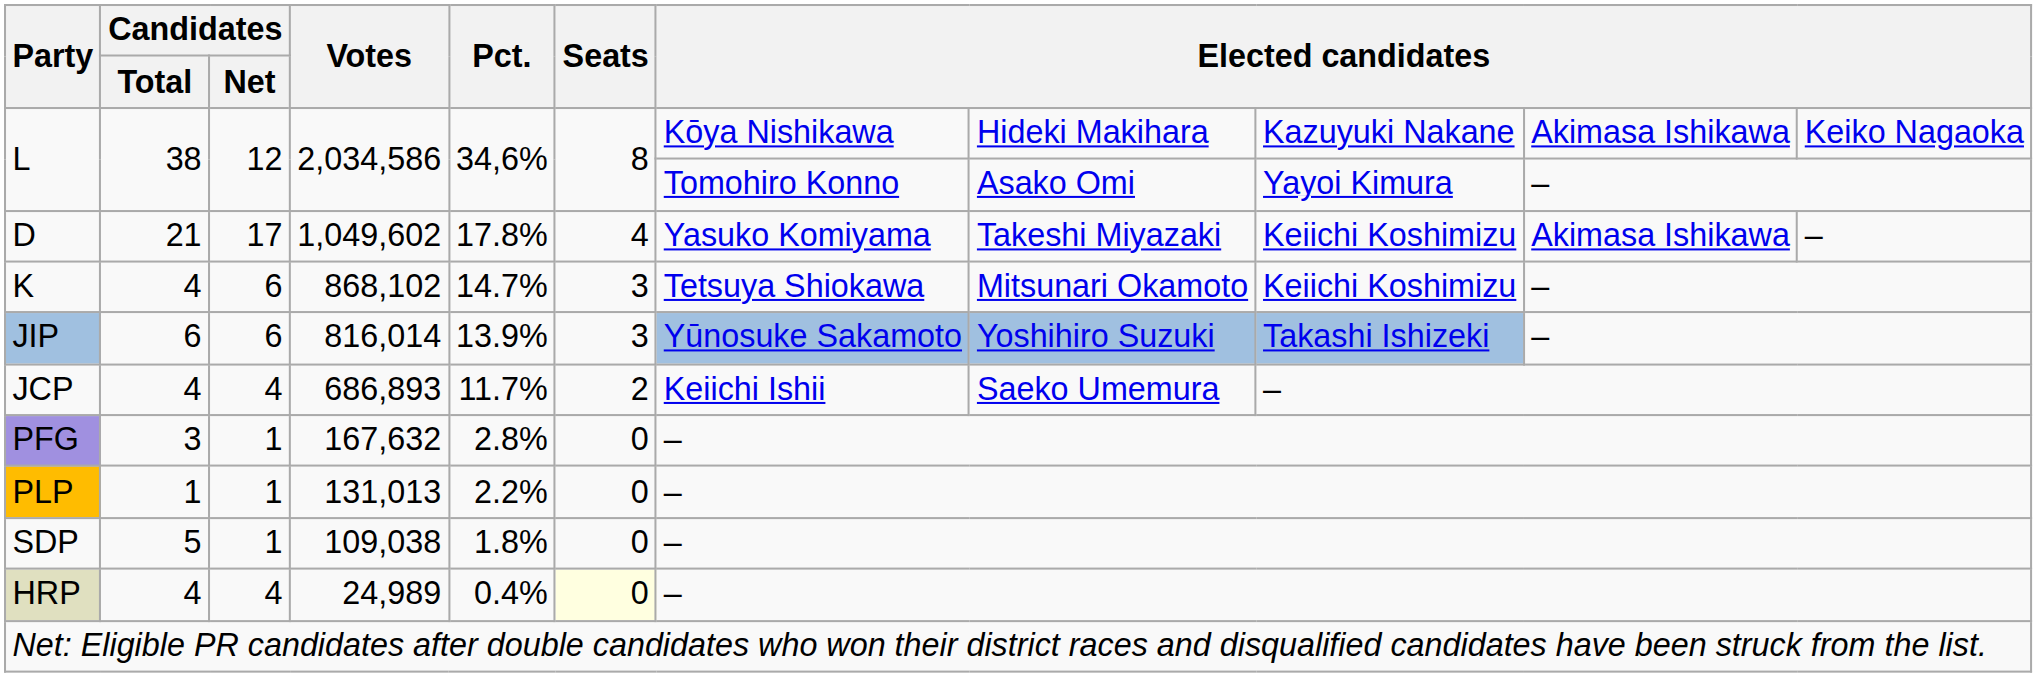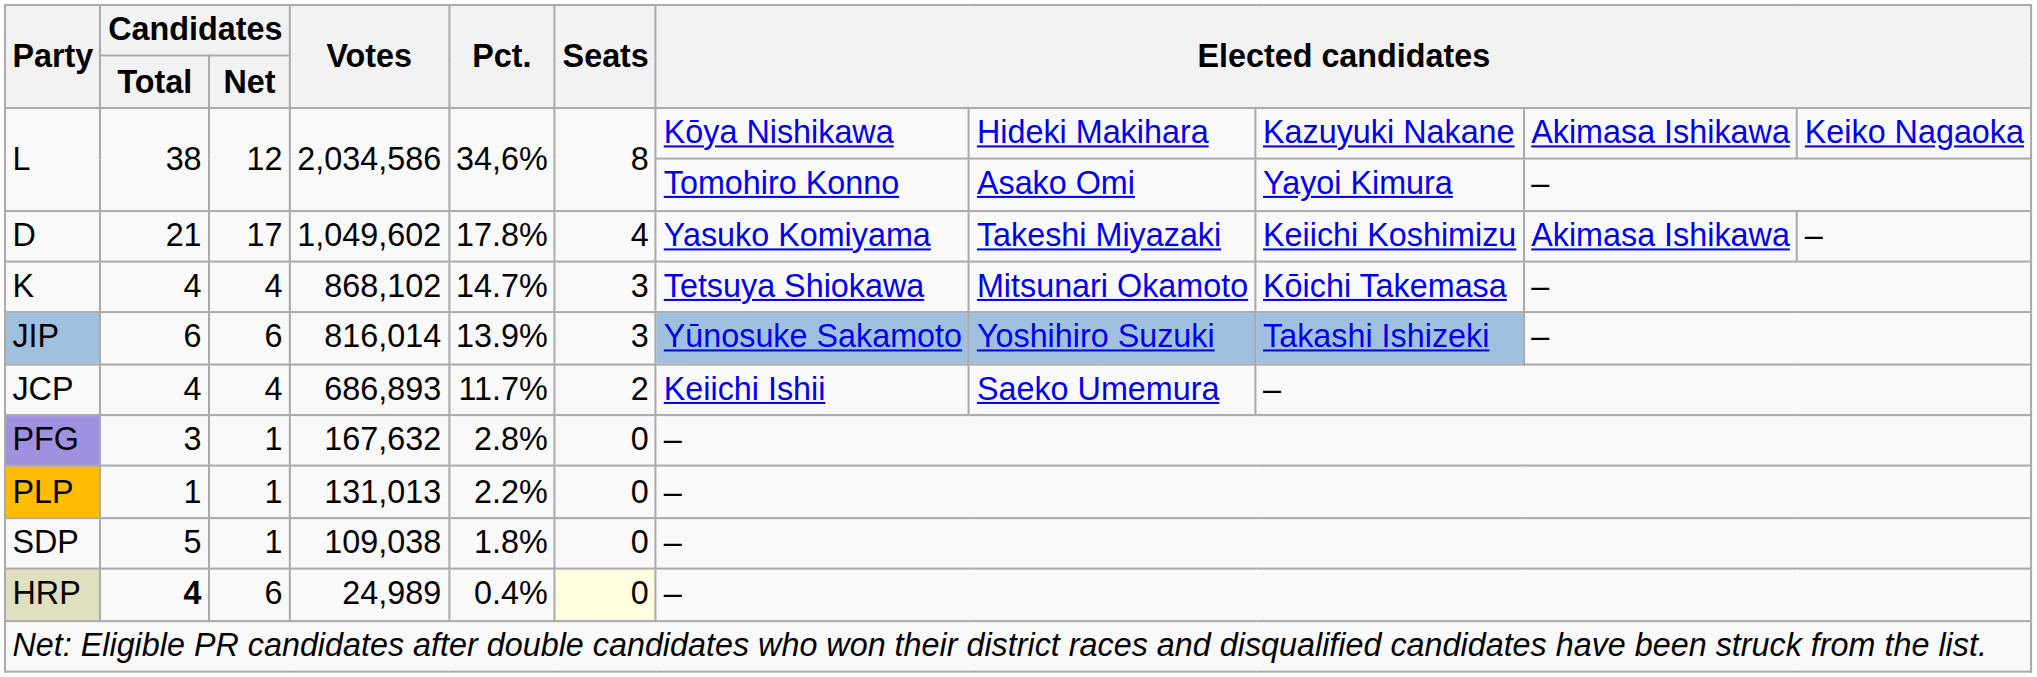(273, 286) 6 -> (273, 286) 4
(1390, 286) Keiichi Koshimizu -> (1385, 286) Kōichi Takemasa
(193, 593) normal -> (193, 593) bold
(273, 593) 4 -> (273, 593) 6
